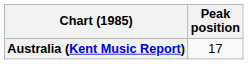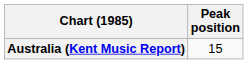(215, 48) 17 -> (215, 48) 15
